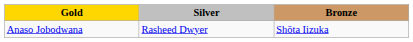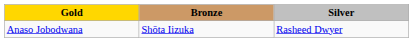columns swapped: (207, 12) <-> (341, 12)
